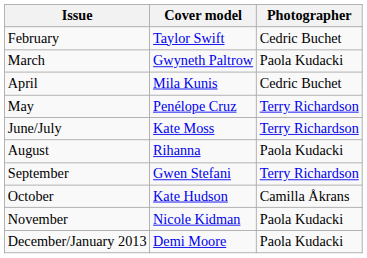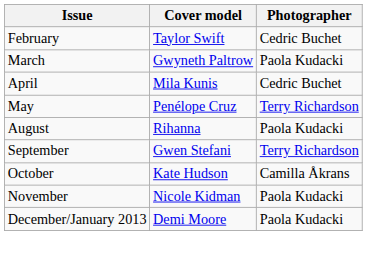- row: (35, 128)
